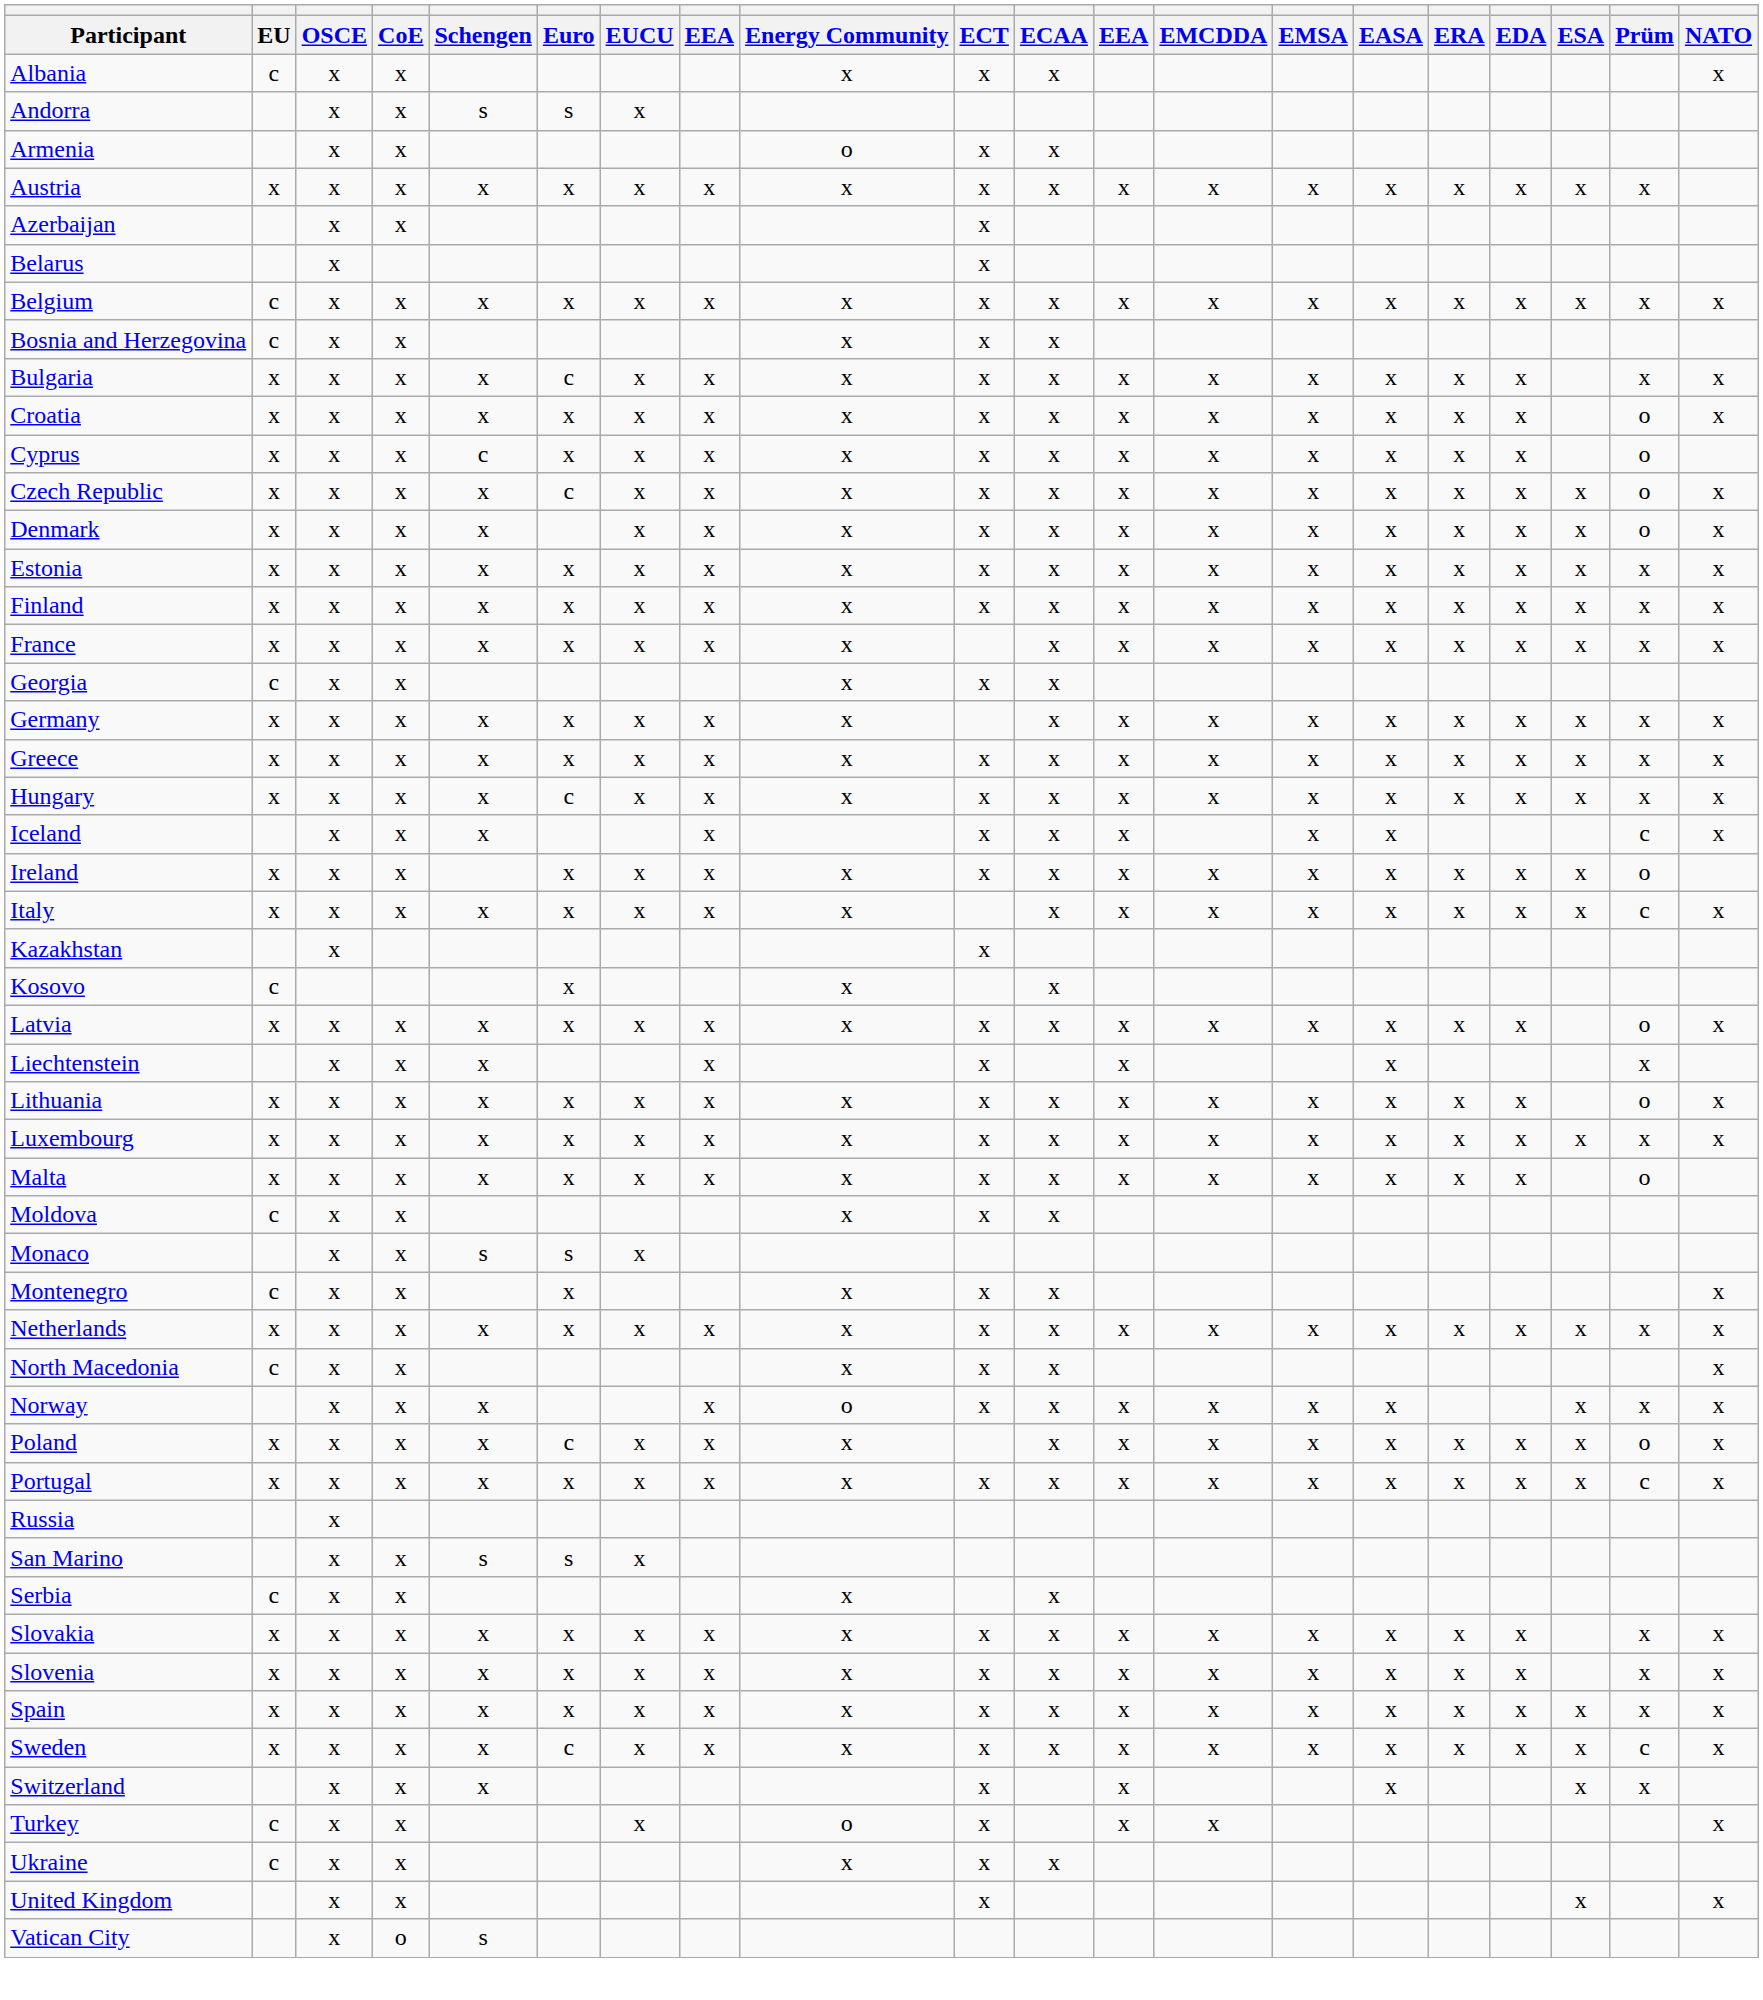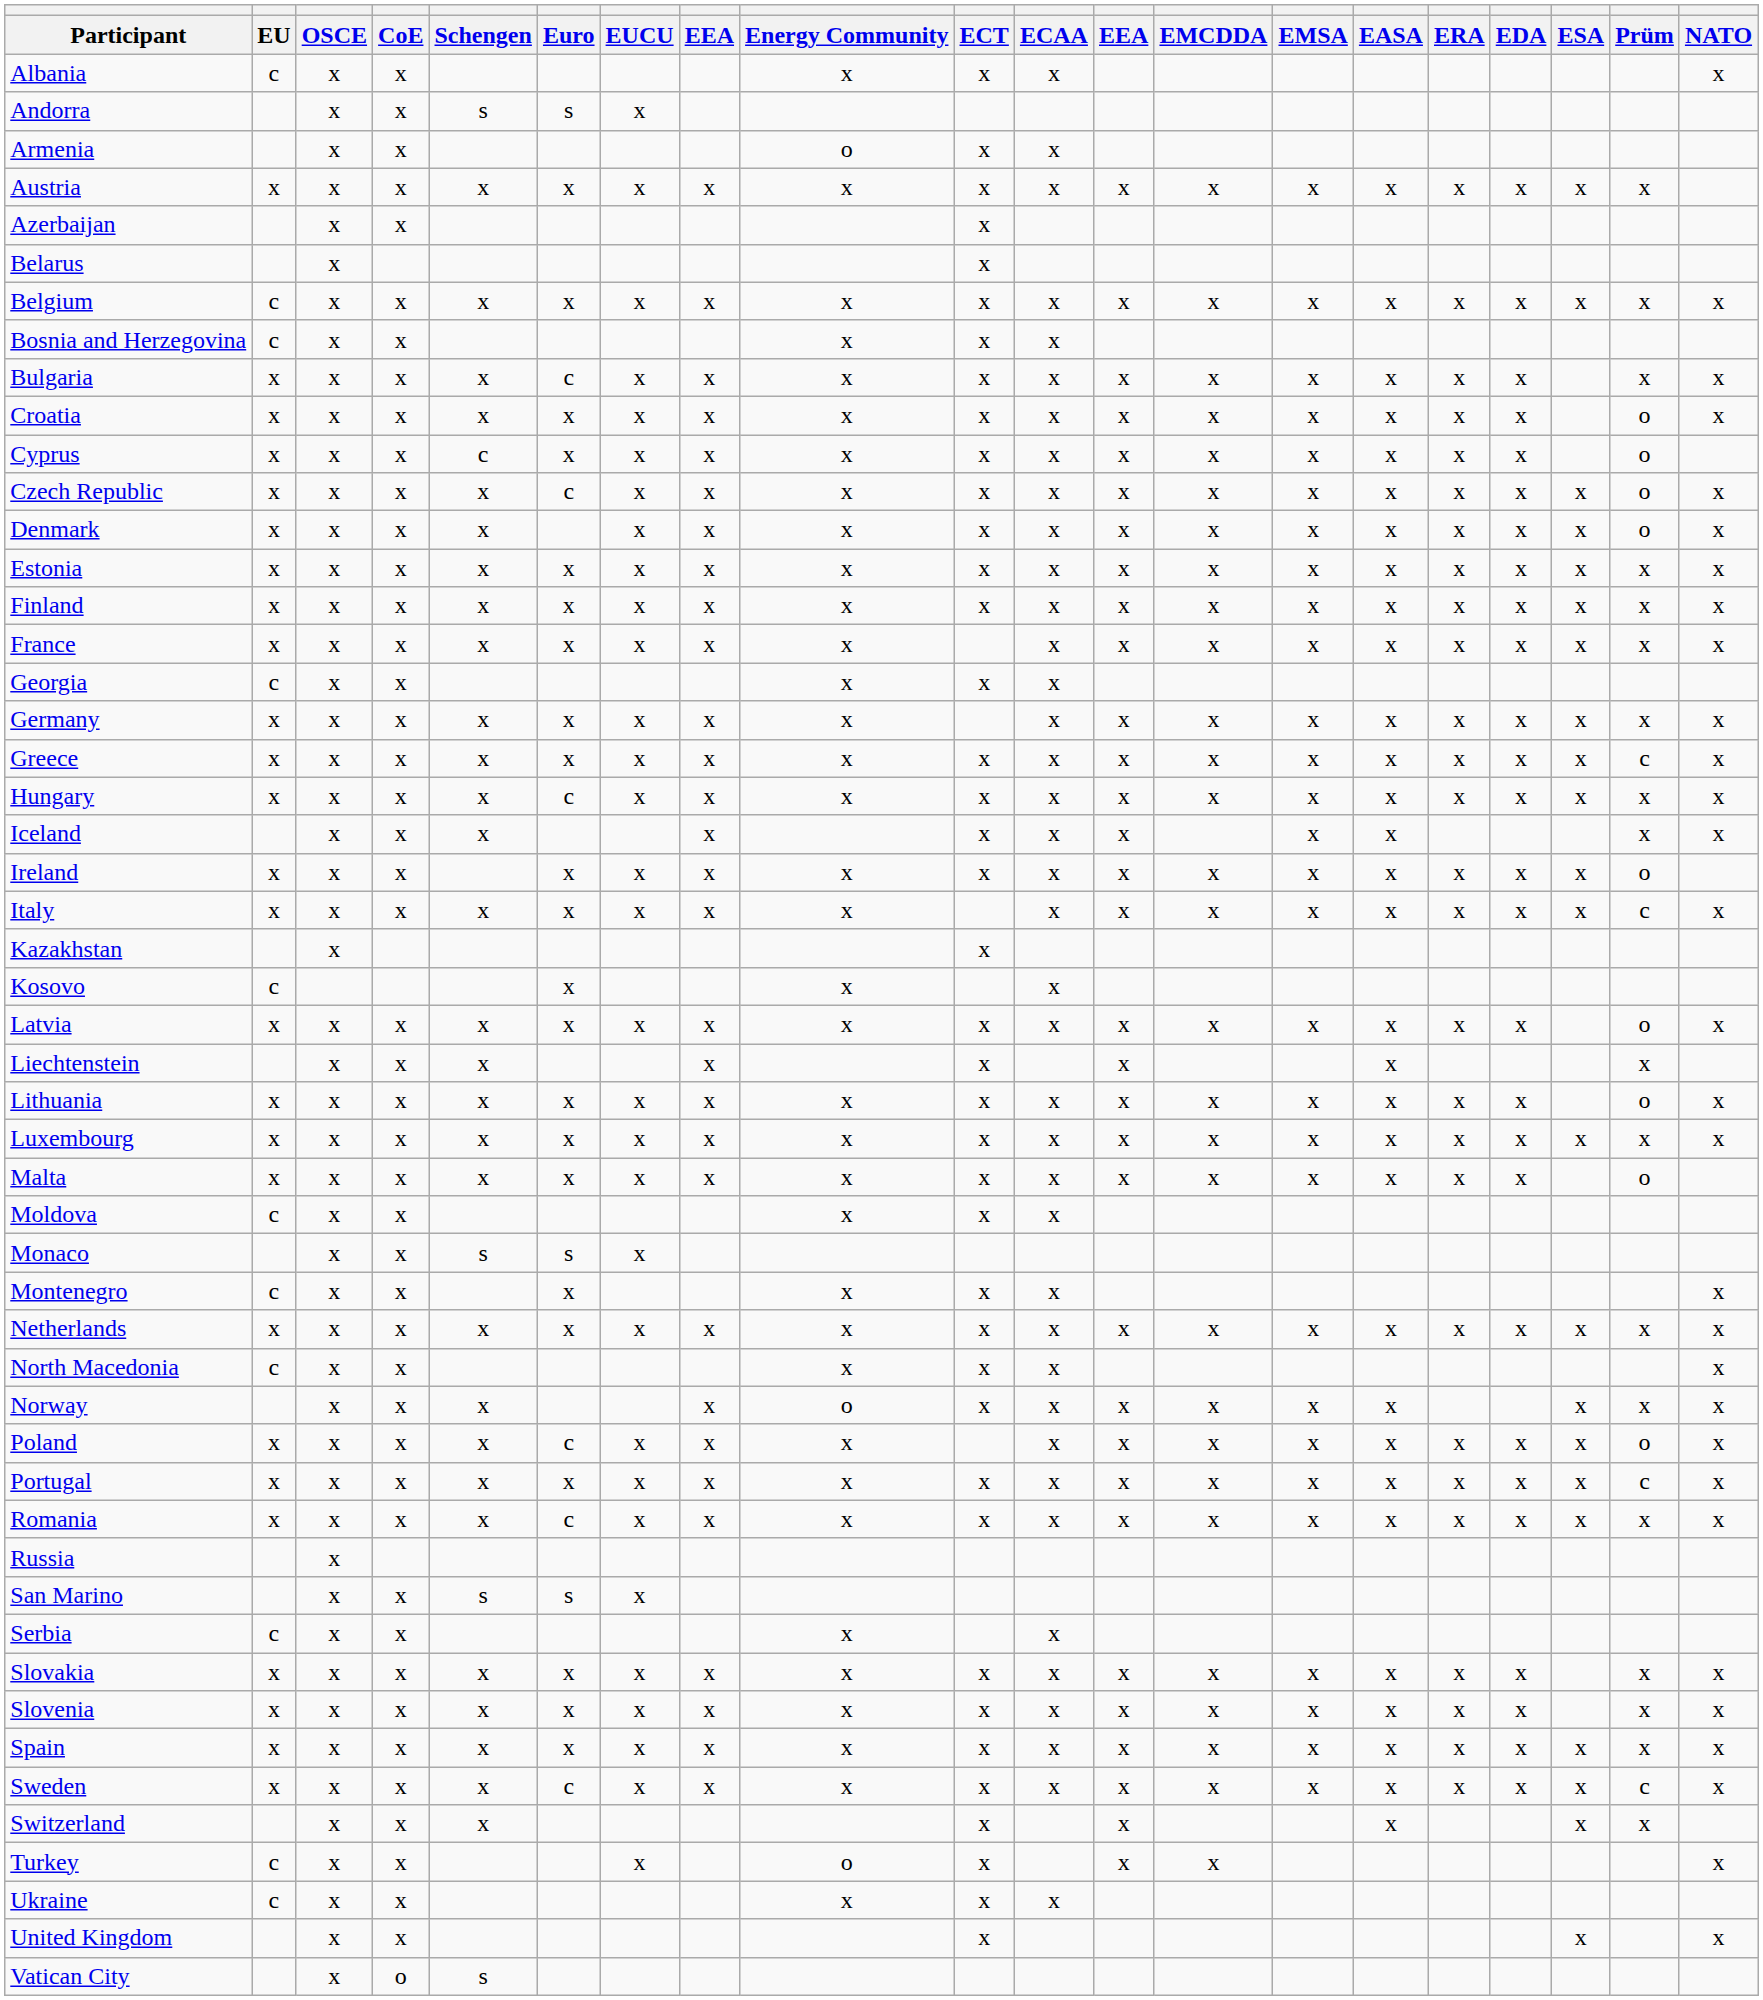(1645, 757) x -> (1645, 757) c
(1645, 833) c -> (1645, 833) x
+ row: (54, 1519)
